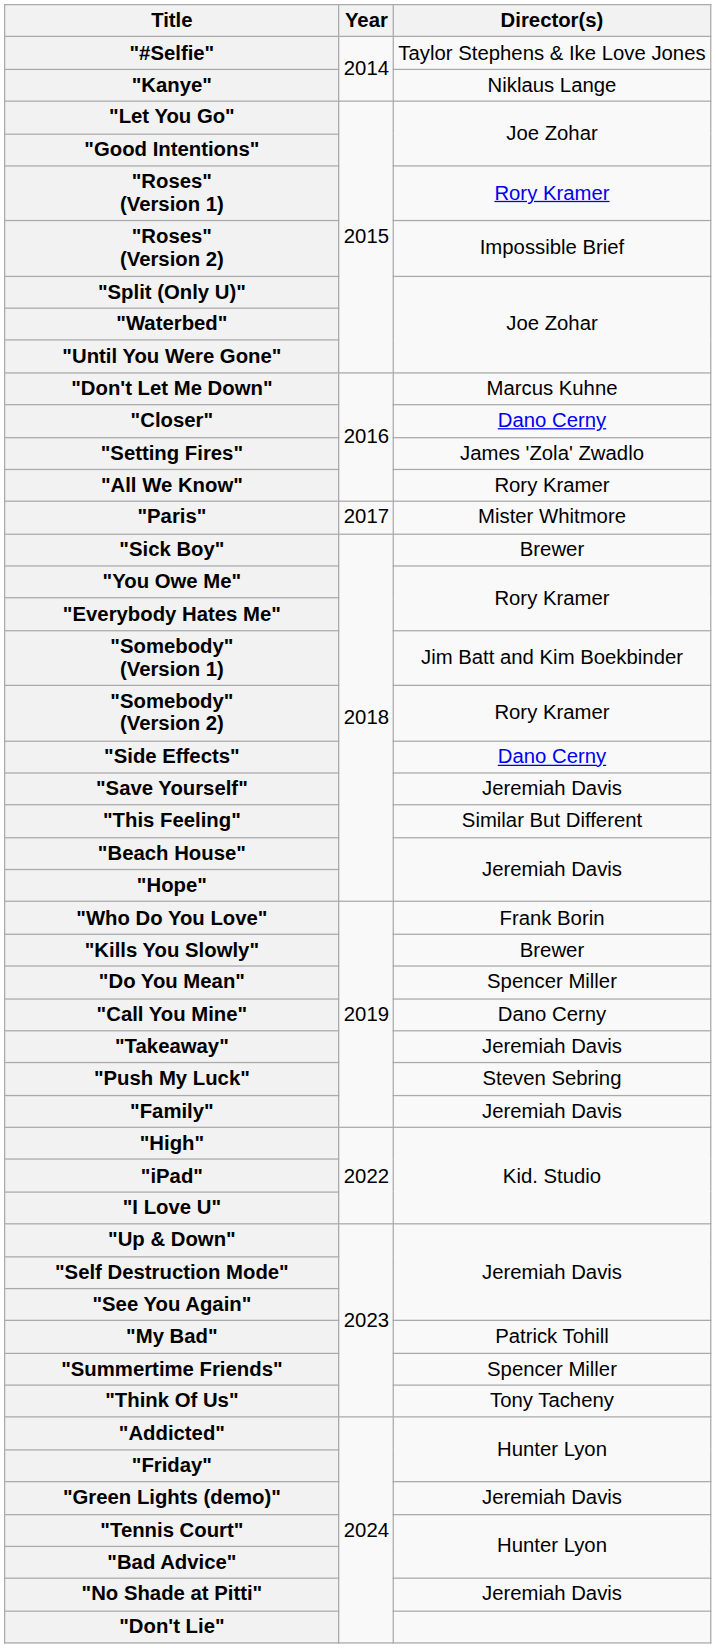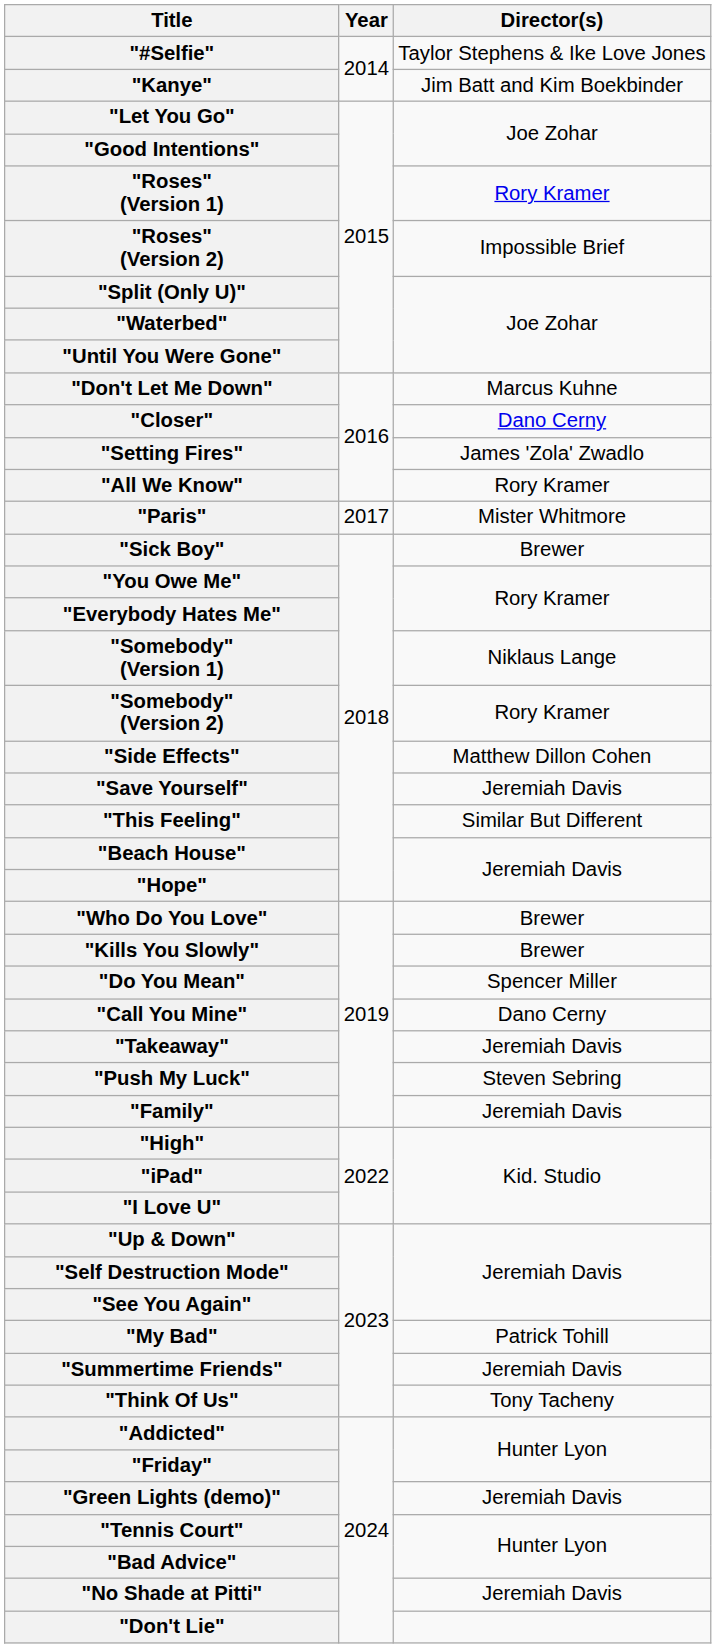(552, 85) Niklaus Lange -> (552, 85) Jim Batt and Kim Boekbinder
(552, 657) Jim Batt and Kim Boekbinder -> (552, 657) Niklaus Lange
(552, 756) Dano Cerny -> (552, 756) Matthew Dillon Cohen
(552, 917) Frank Borin -> (552, 917) Brewer
(552, 1368) Spencer Miller -> (552, 1368) Jeremiah Davis
